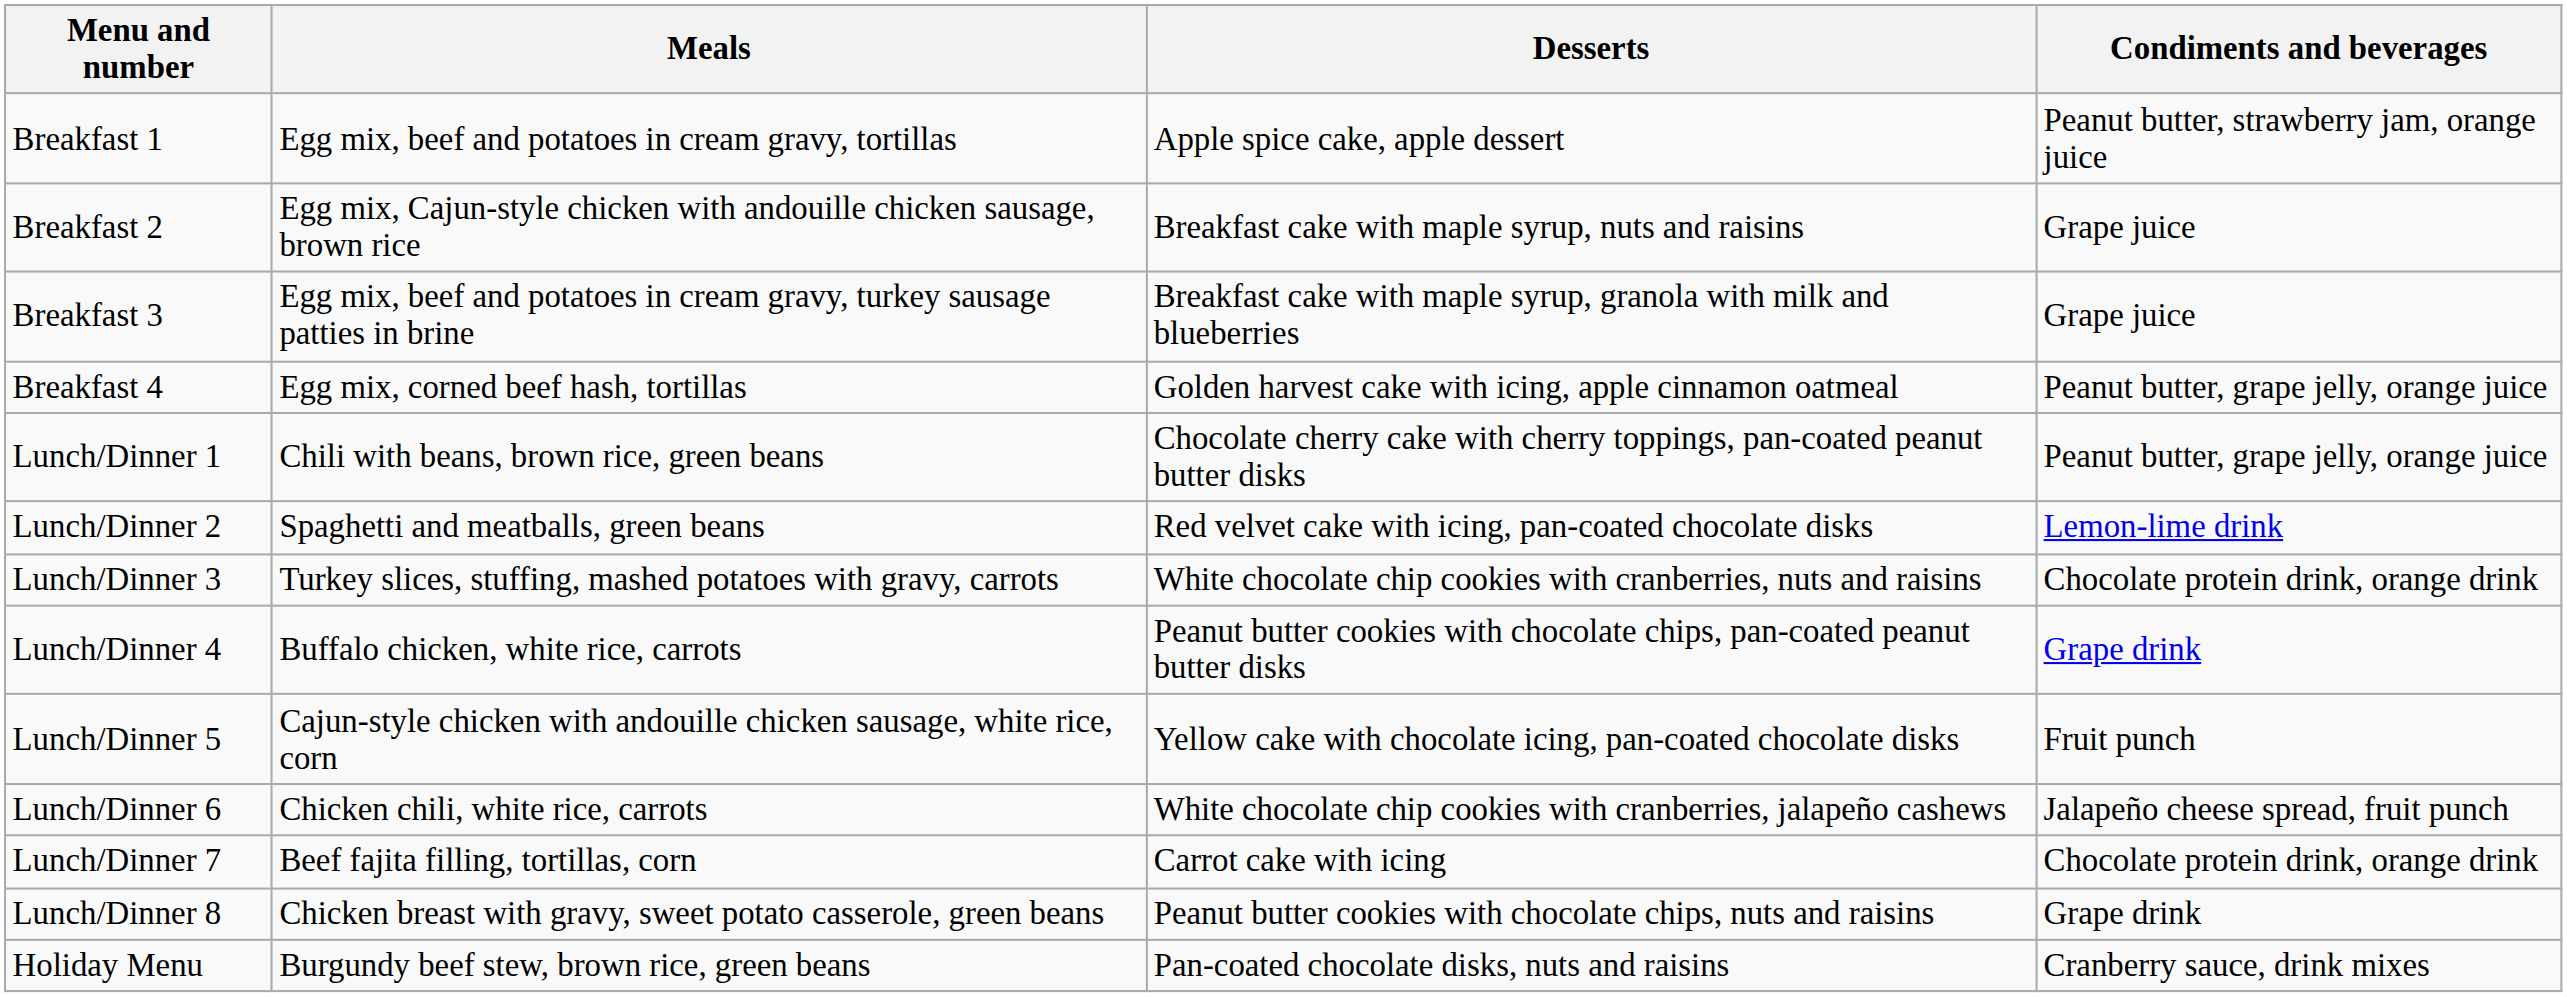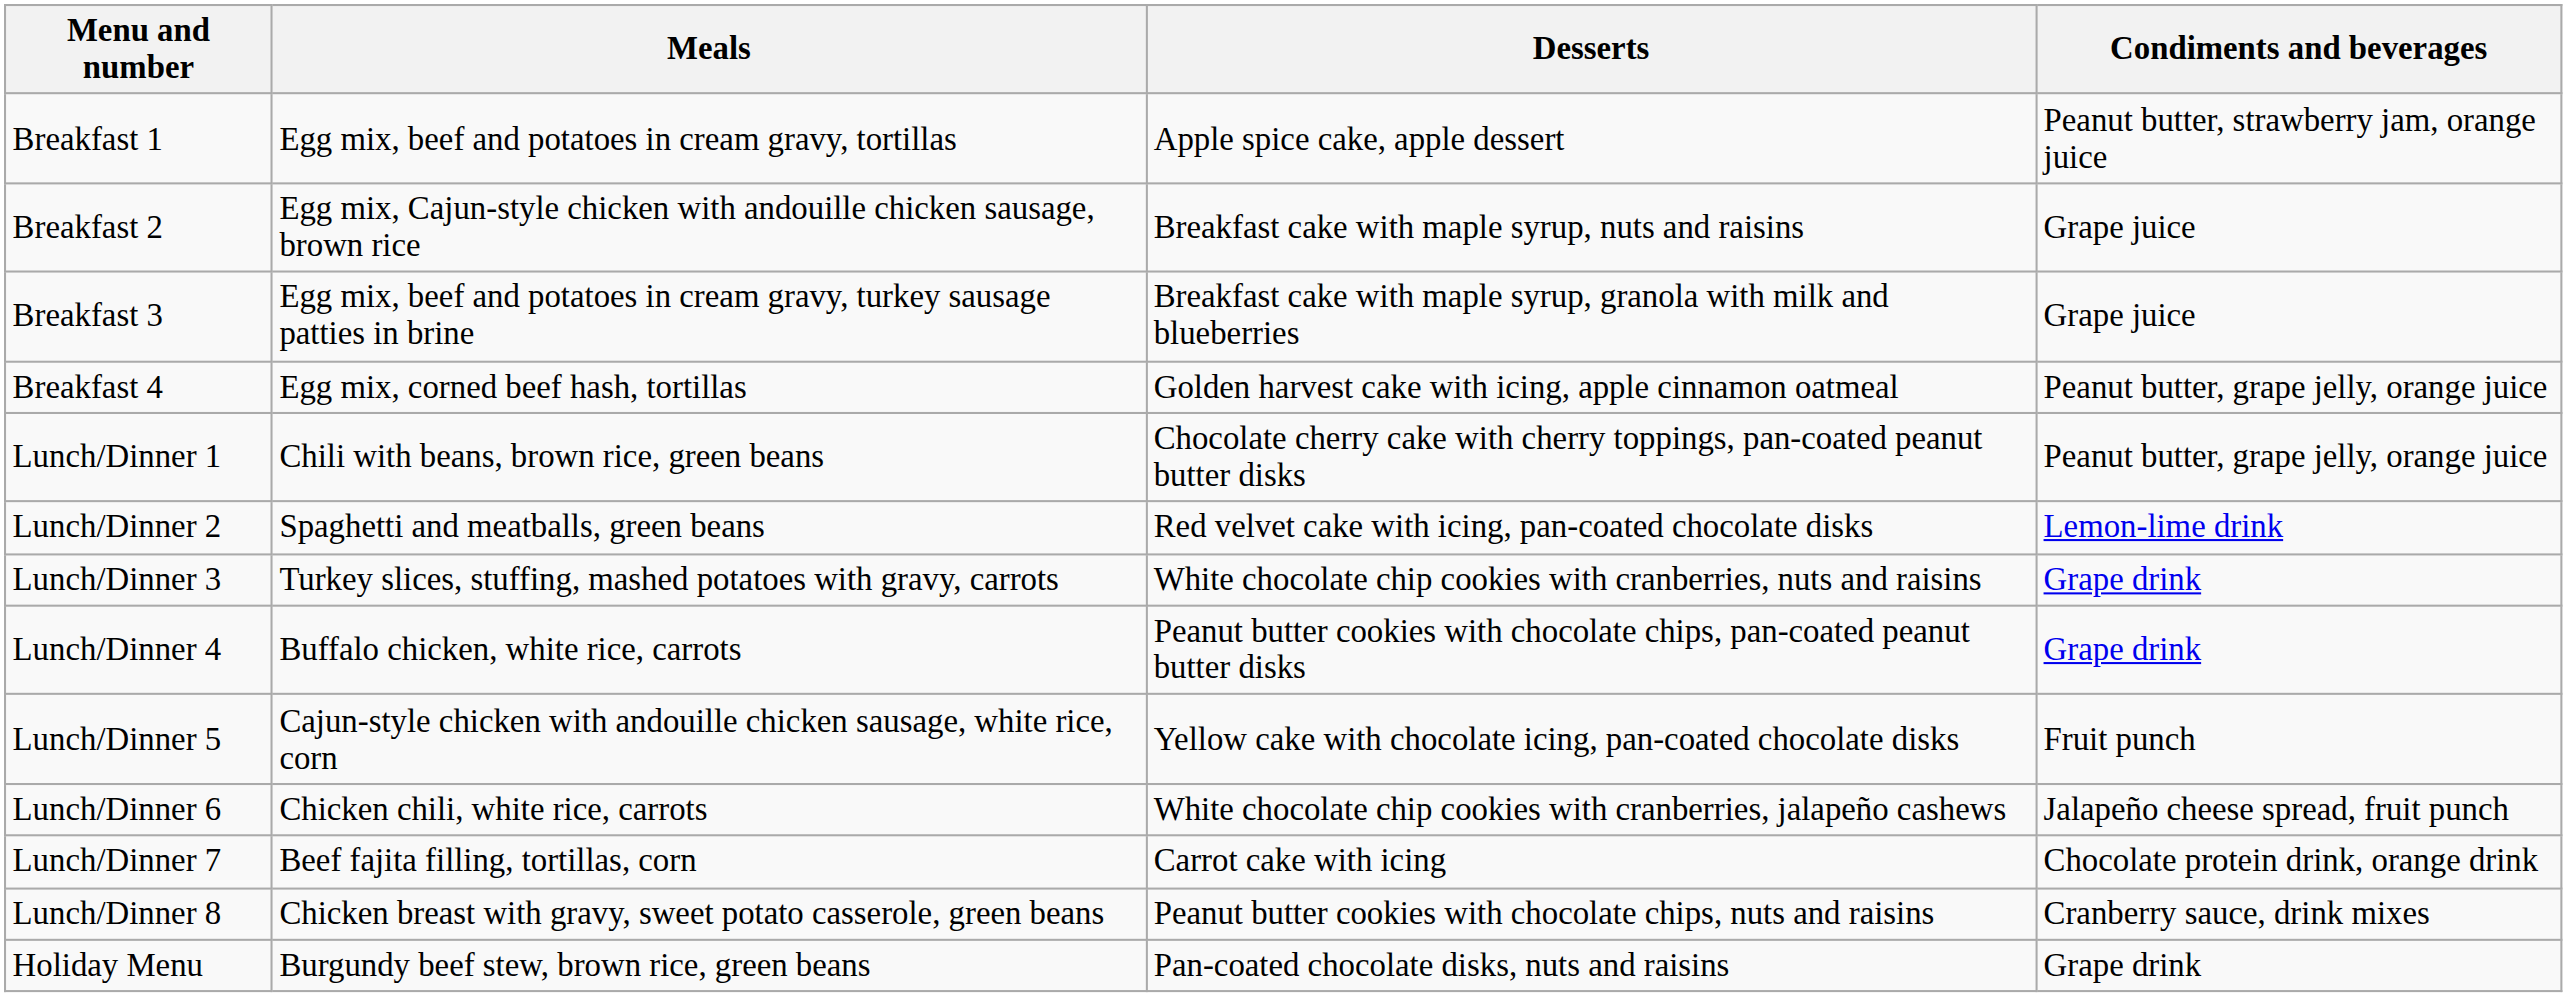(2291, 579) Chocolate protein drink, orange drink -> (2122, 579) Grape drink
(2122, 913) Grape drink -> (2237, 913) Cranberry sauce, drink mixes
(2237, 965) Cranberry sauce, drink mixes -> (2122, 965) Grape drink
